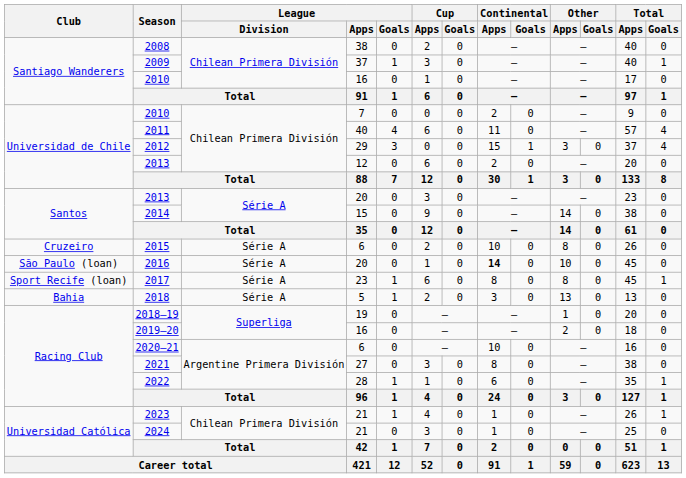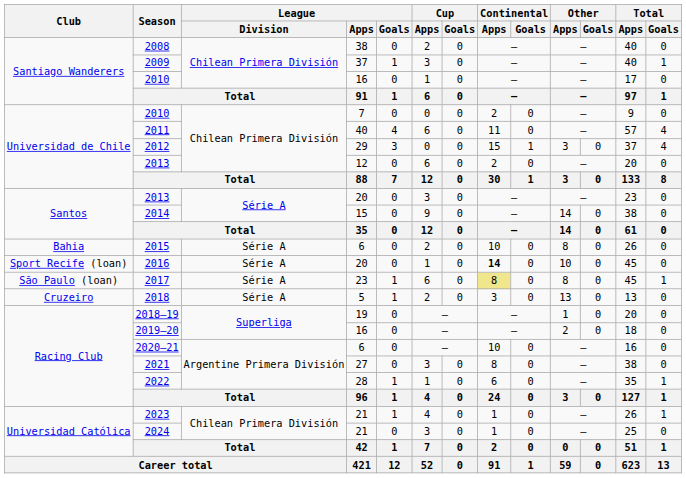(69, 247) Cruzeiro -> (69, 247) Bahia
(69, 264) São Paulo (loan) -> (69, 264) Sport Recife (loan)
(69, 281) Sport Recife (loan) -> (69, 281) São Paulo (loan)
(494, 281) no background -> (494, 281) khaki background
(69, 297) Bahia -> (69, 297) Cruzeiro
